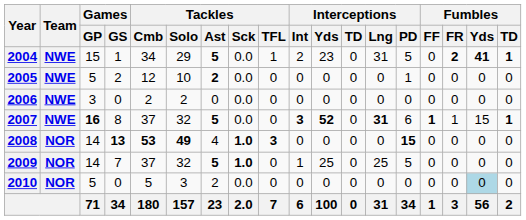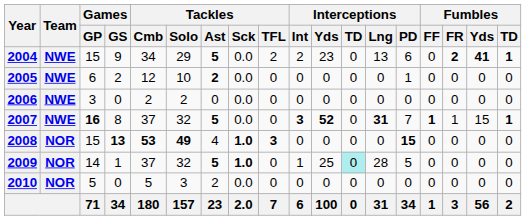(118, 57) 1 -> (118, 57) 9
(274, 57) 1 -> (274, 57) 2
(381, 57) 31 -> (381, 57) 13
(408, 57) 5 -> (408, 57) 6
(93, 78) 5 -> (93, 78) 6
(408, 120) 6 -> (408, 120) 7
(93, 141) 14 -> (93, 141) 15
(118, 162) 7 -> (118, 162) 1
(354, 162) no background -> (354, 162) paleturquoise background
(381, 162) 25 -> (381, 162) 28
(482, 183) lightblue background -> (482, 183) no background
